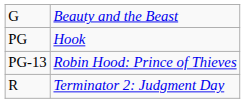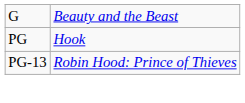- row: (13, 86)
